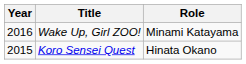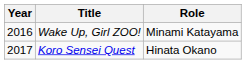(20, 50) 2015 -> (20, 50) 2017
